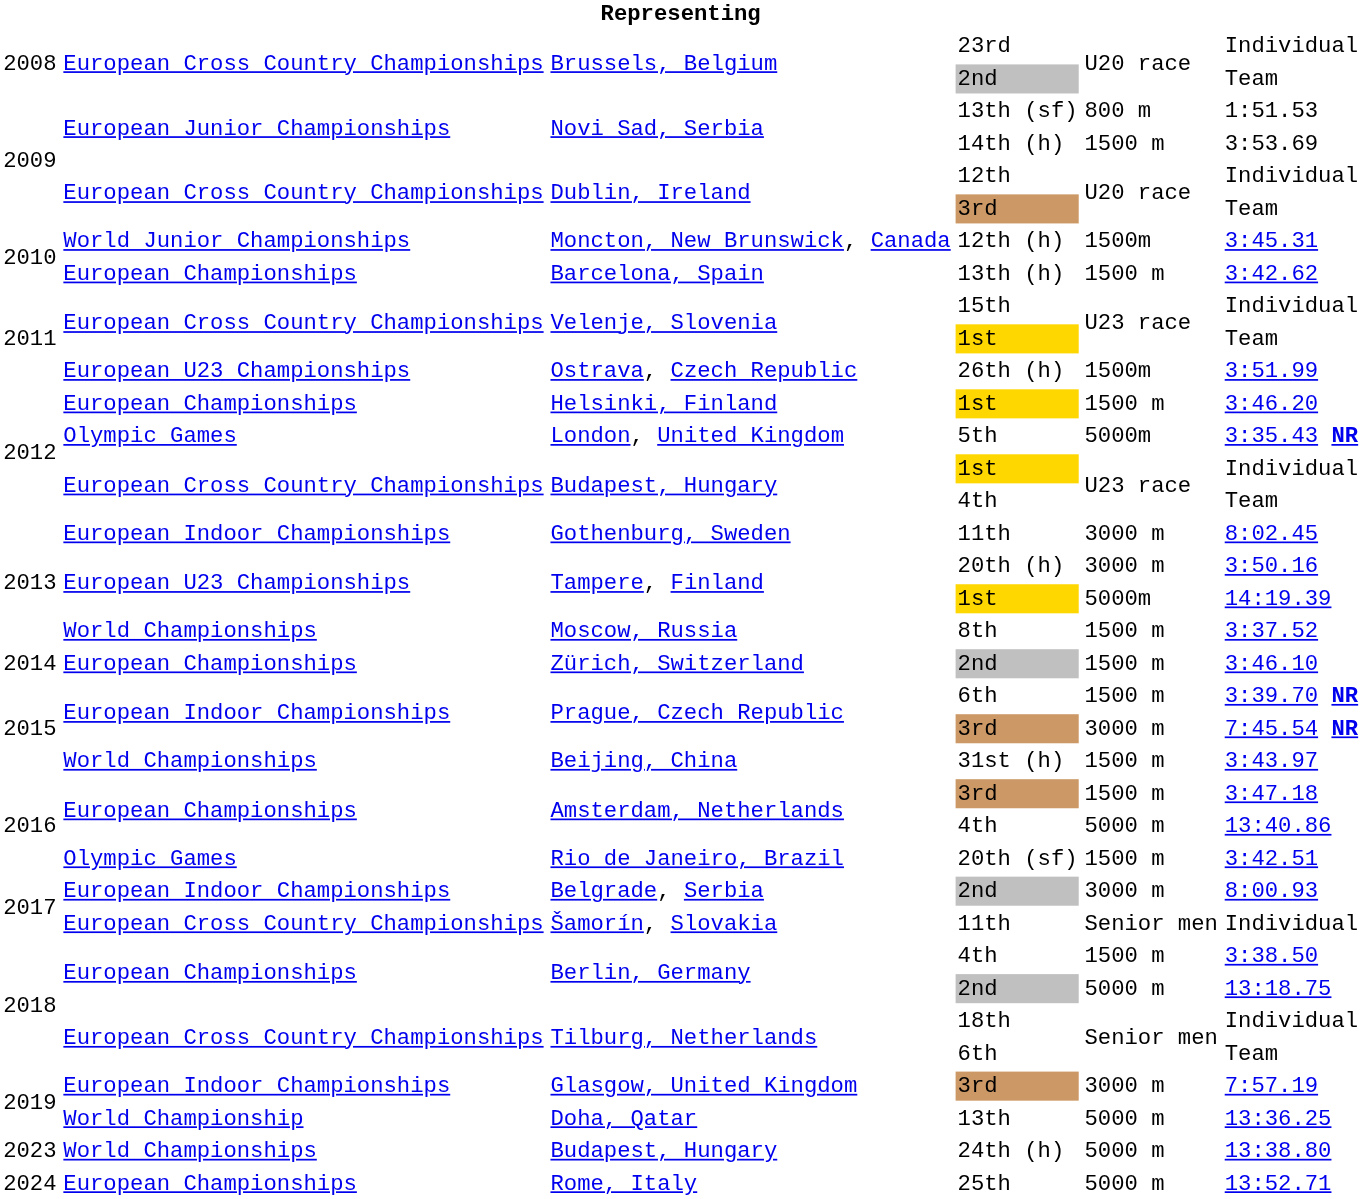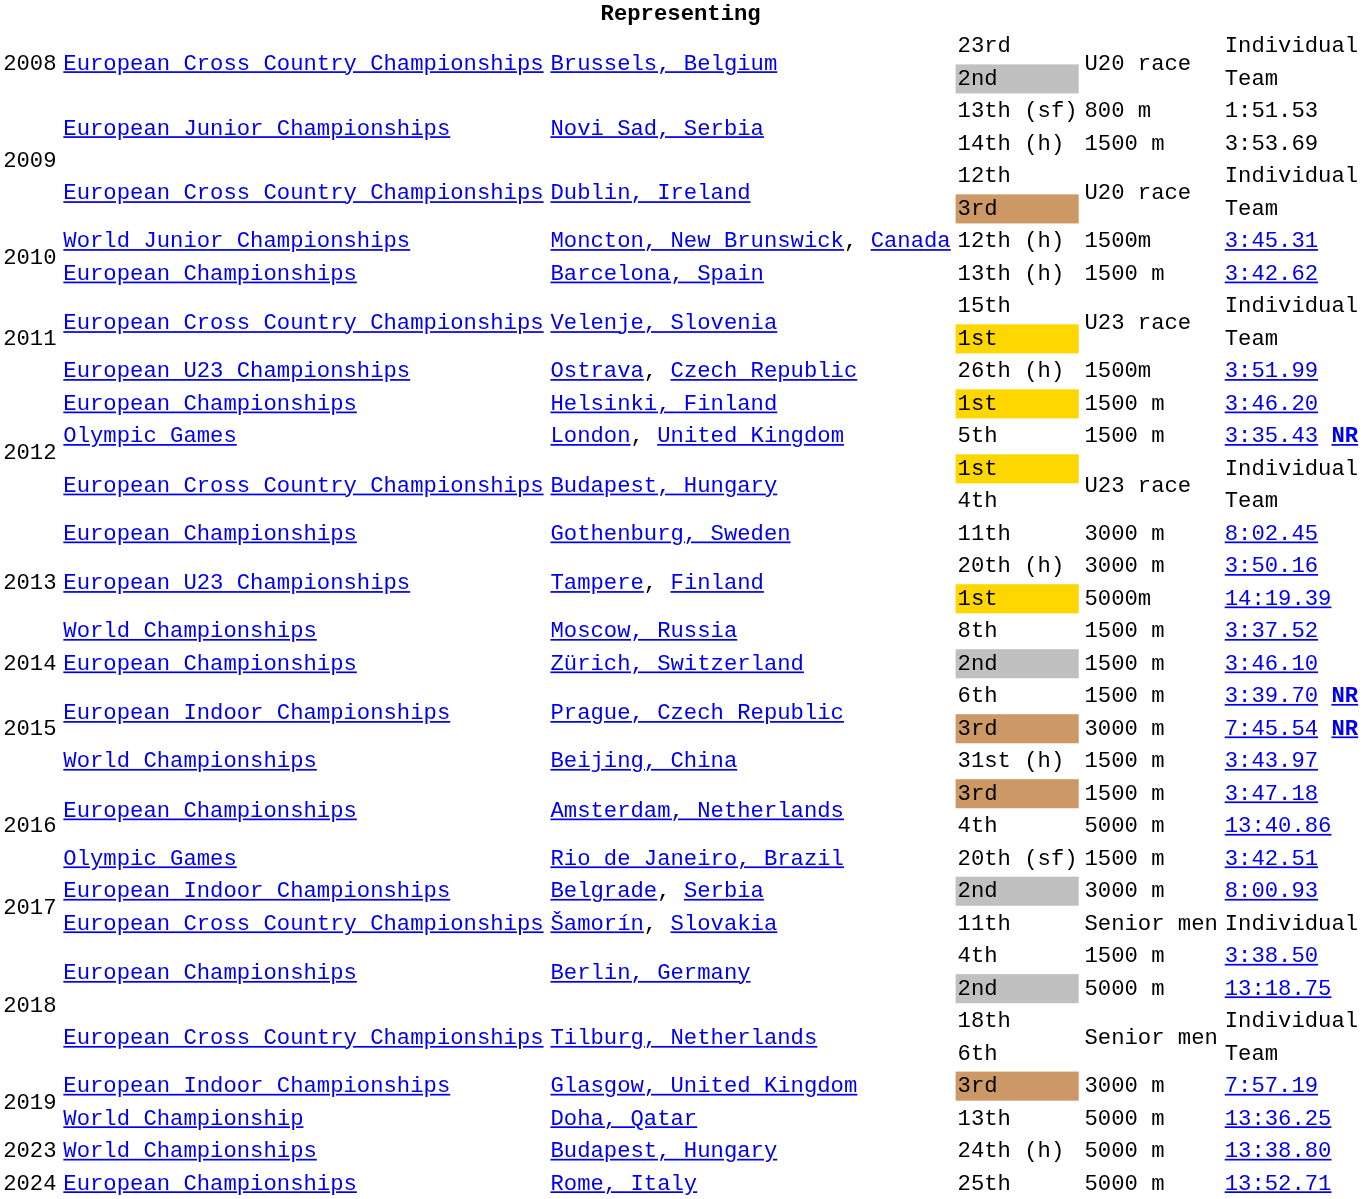(1118, 436) 5000m -> (1124, 436) 1500 m
(257, 534) European Indoor Championships -> (210, 534) European Championships
